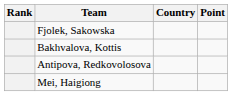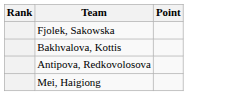- column: (176, 13)
